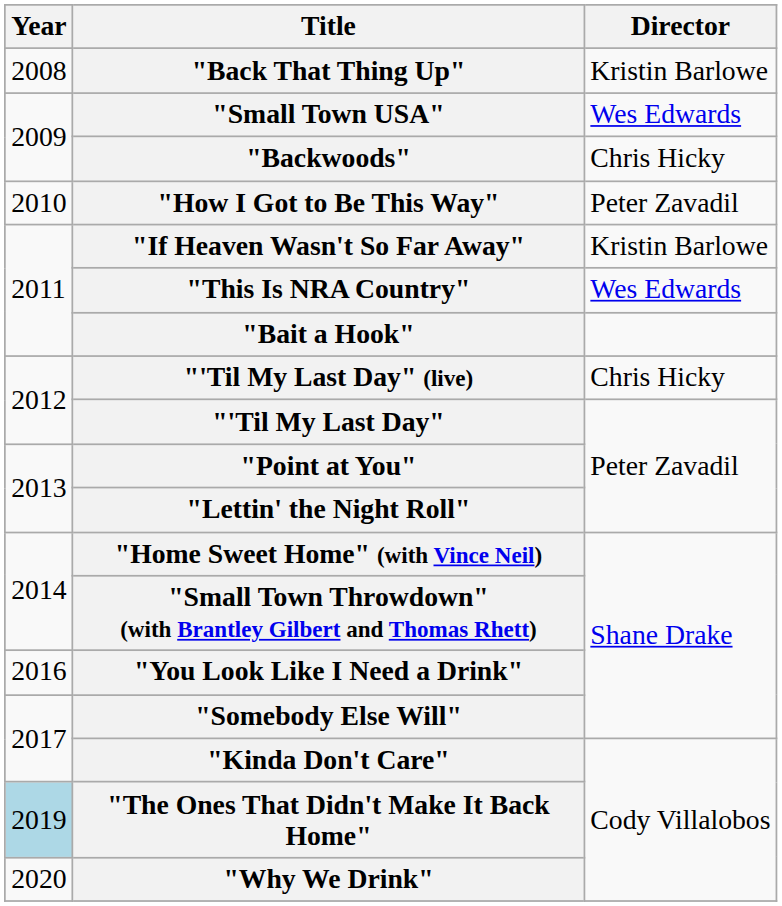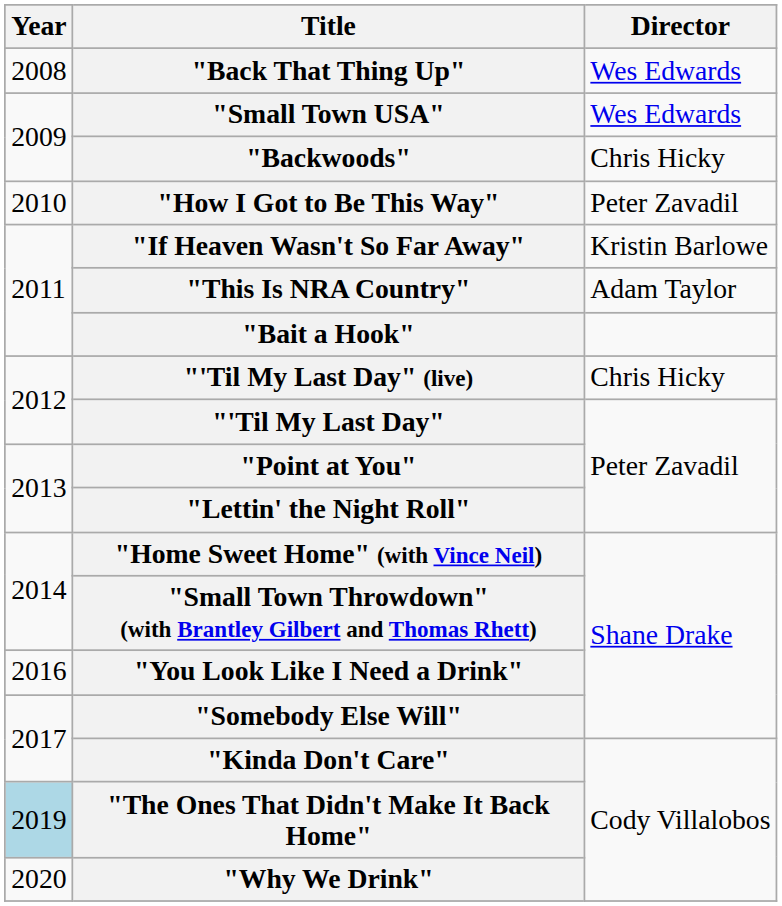(679, 70) Kristin Barlowe -> (666, 70) Wes Edwards
(666, 289) Wes Edwards -> (663, 289) Adam Taylor
